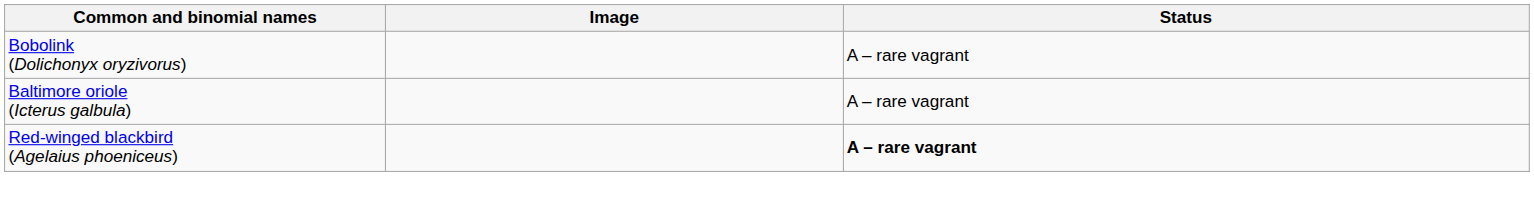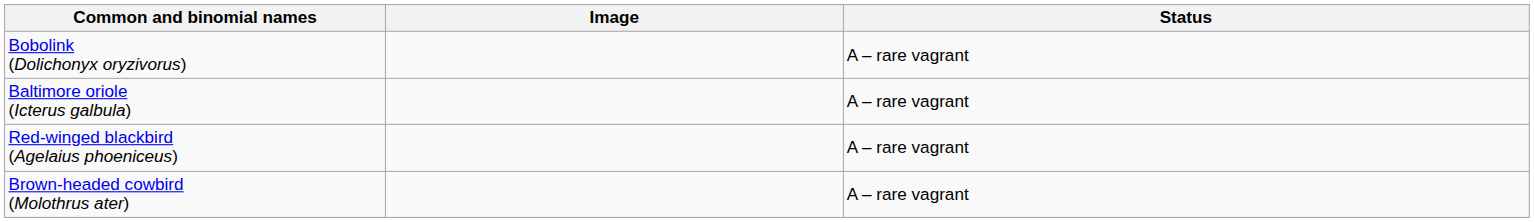(912, 147) bold -> (908, 147) normal
+ row: (96, 194)
